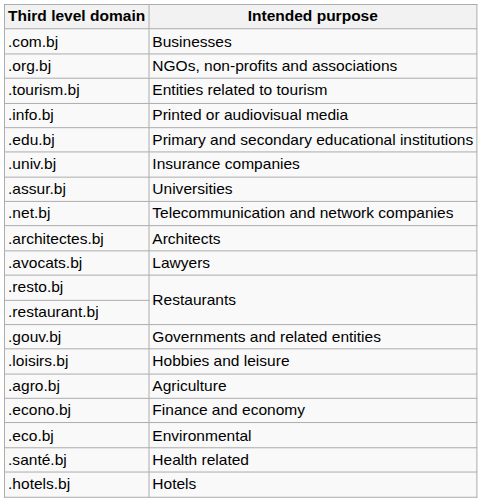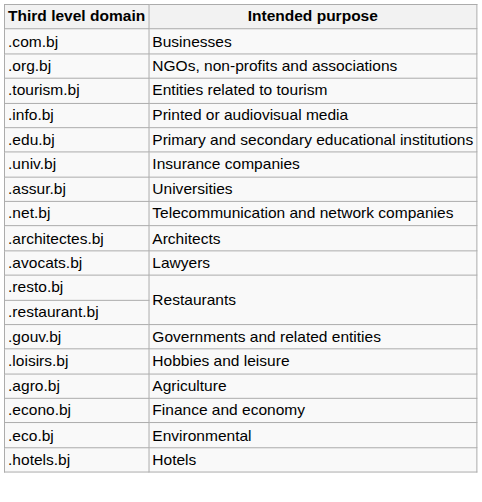- row: (37, 459)
